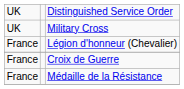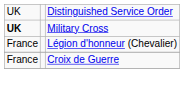(14, 28) normal -> (14, 28) bold
- row: (105, 76)
